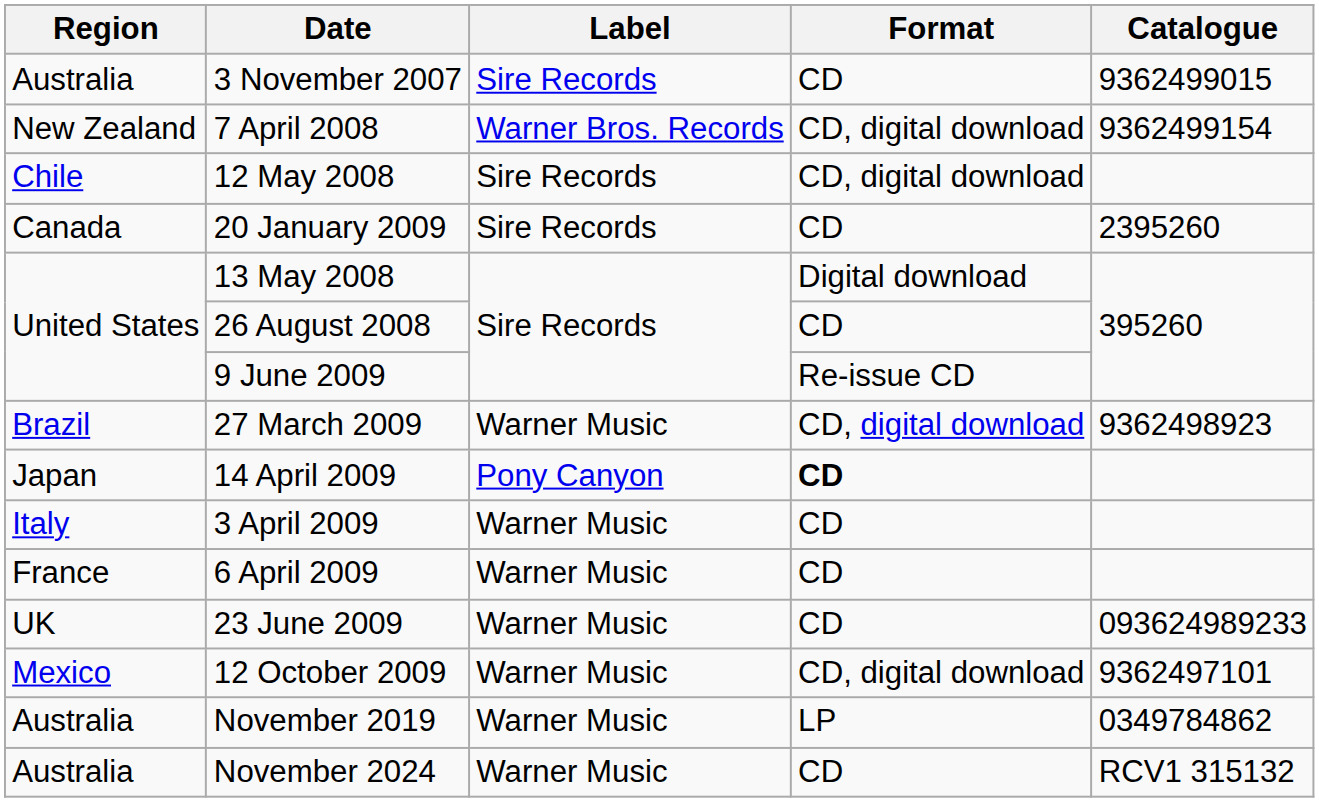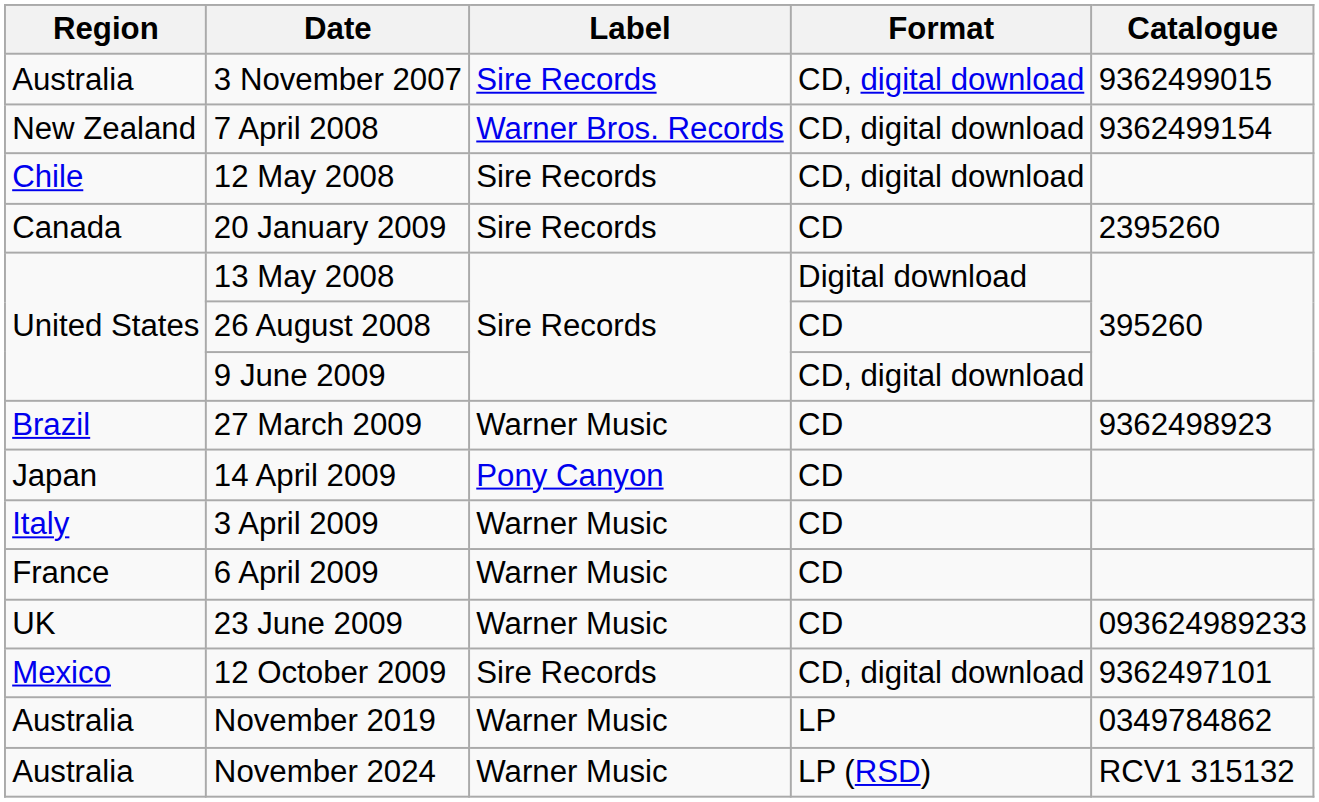(821, 78) CD -> (941, 78) CD, digital download
(887, 375) Re-issue CD -> (941, 375) CD, digital download
(941, 425) CD, digital download -> (821, 425) CD
(821, 474) bold -> (821, 474) normal
(572, 672) Warner Music -> (566, 672) Sire Records
(821, 771) CD -> (865, 771) LP (RSD)
